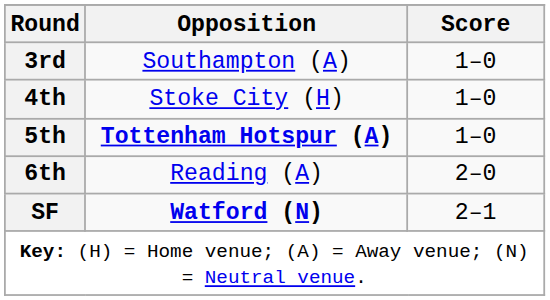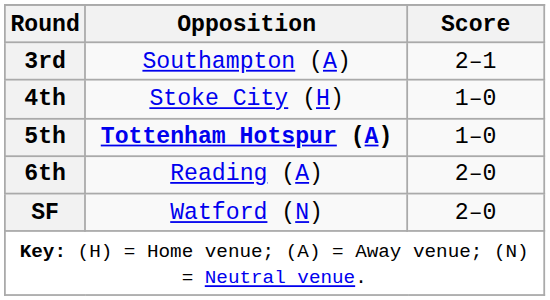(476, 61) 1–0 -> (476, 61) 2–1
(247, 212) bold -> (247, 212) normal
(476, 212) 2–1 -> (476, 212) 2–0
